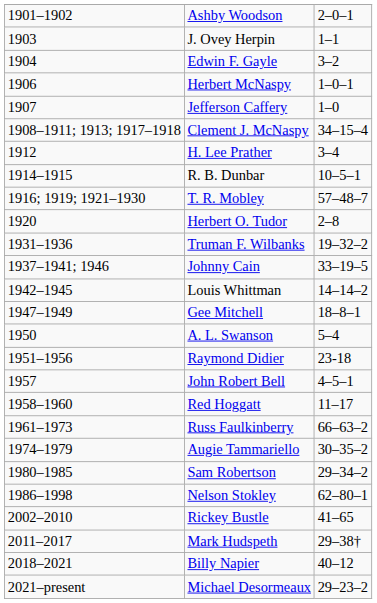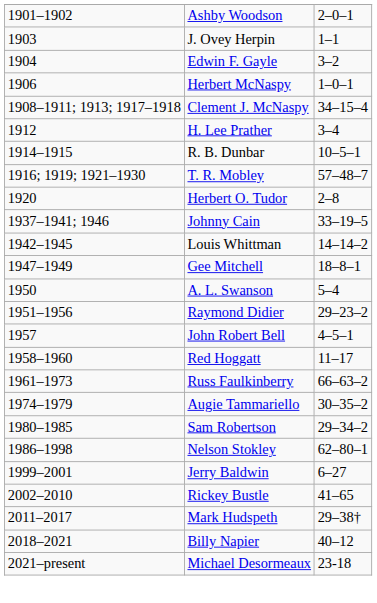- row: (237, 107)
- row: (246, 244)
(334, 358) 23-18 -> (343, 312) 29–23–2
+ row: (228, 472)
(343, 586) 29–23–2 -> (334, 564) 23-18
